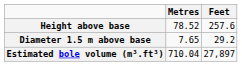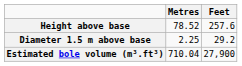(189, 40) 7.65 -> (189, 40) 2.25
(219, 54) 27,897 -> (219, 54) 27,900
